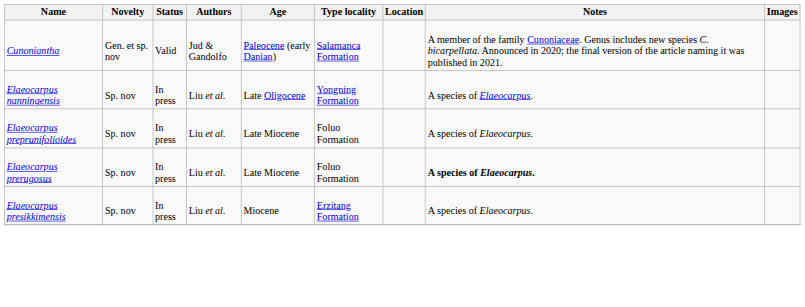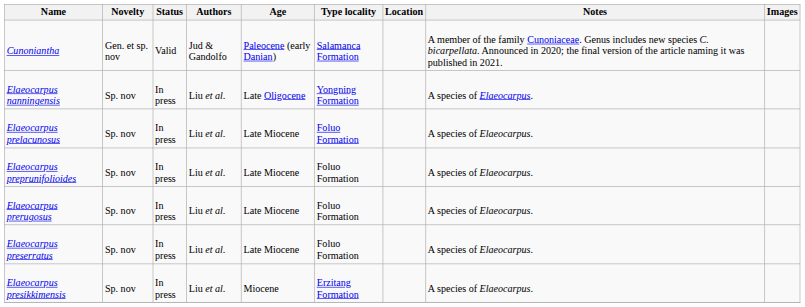+ row: (33, 134)
(481, 172) bold -> (480, 211) normal
+ row: (32, 250)
